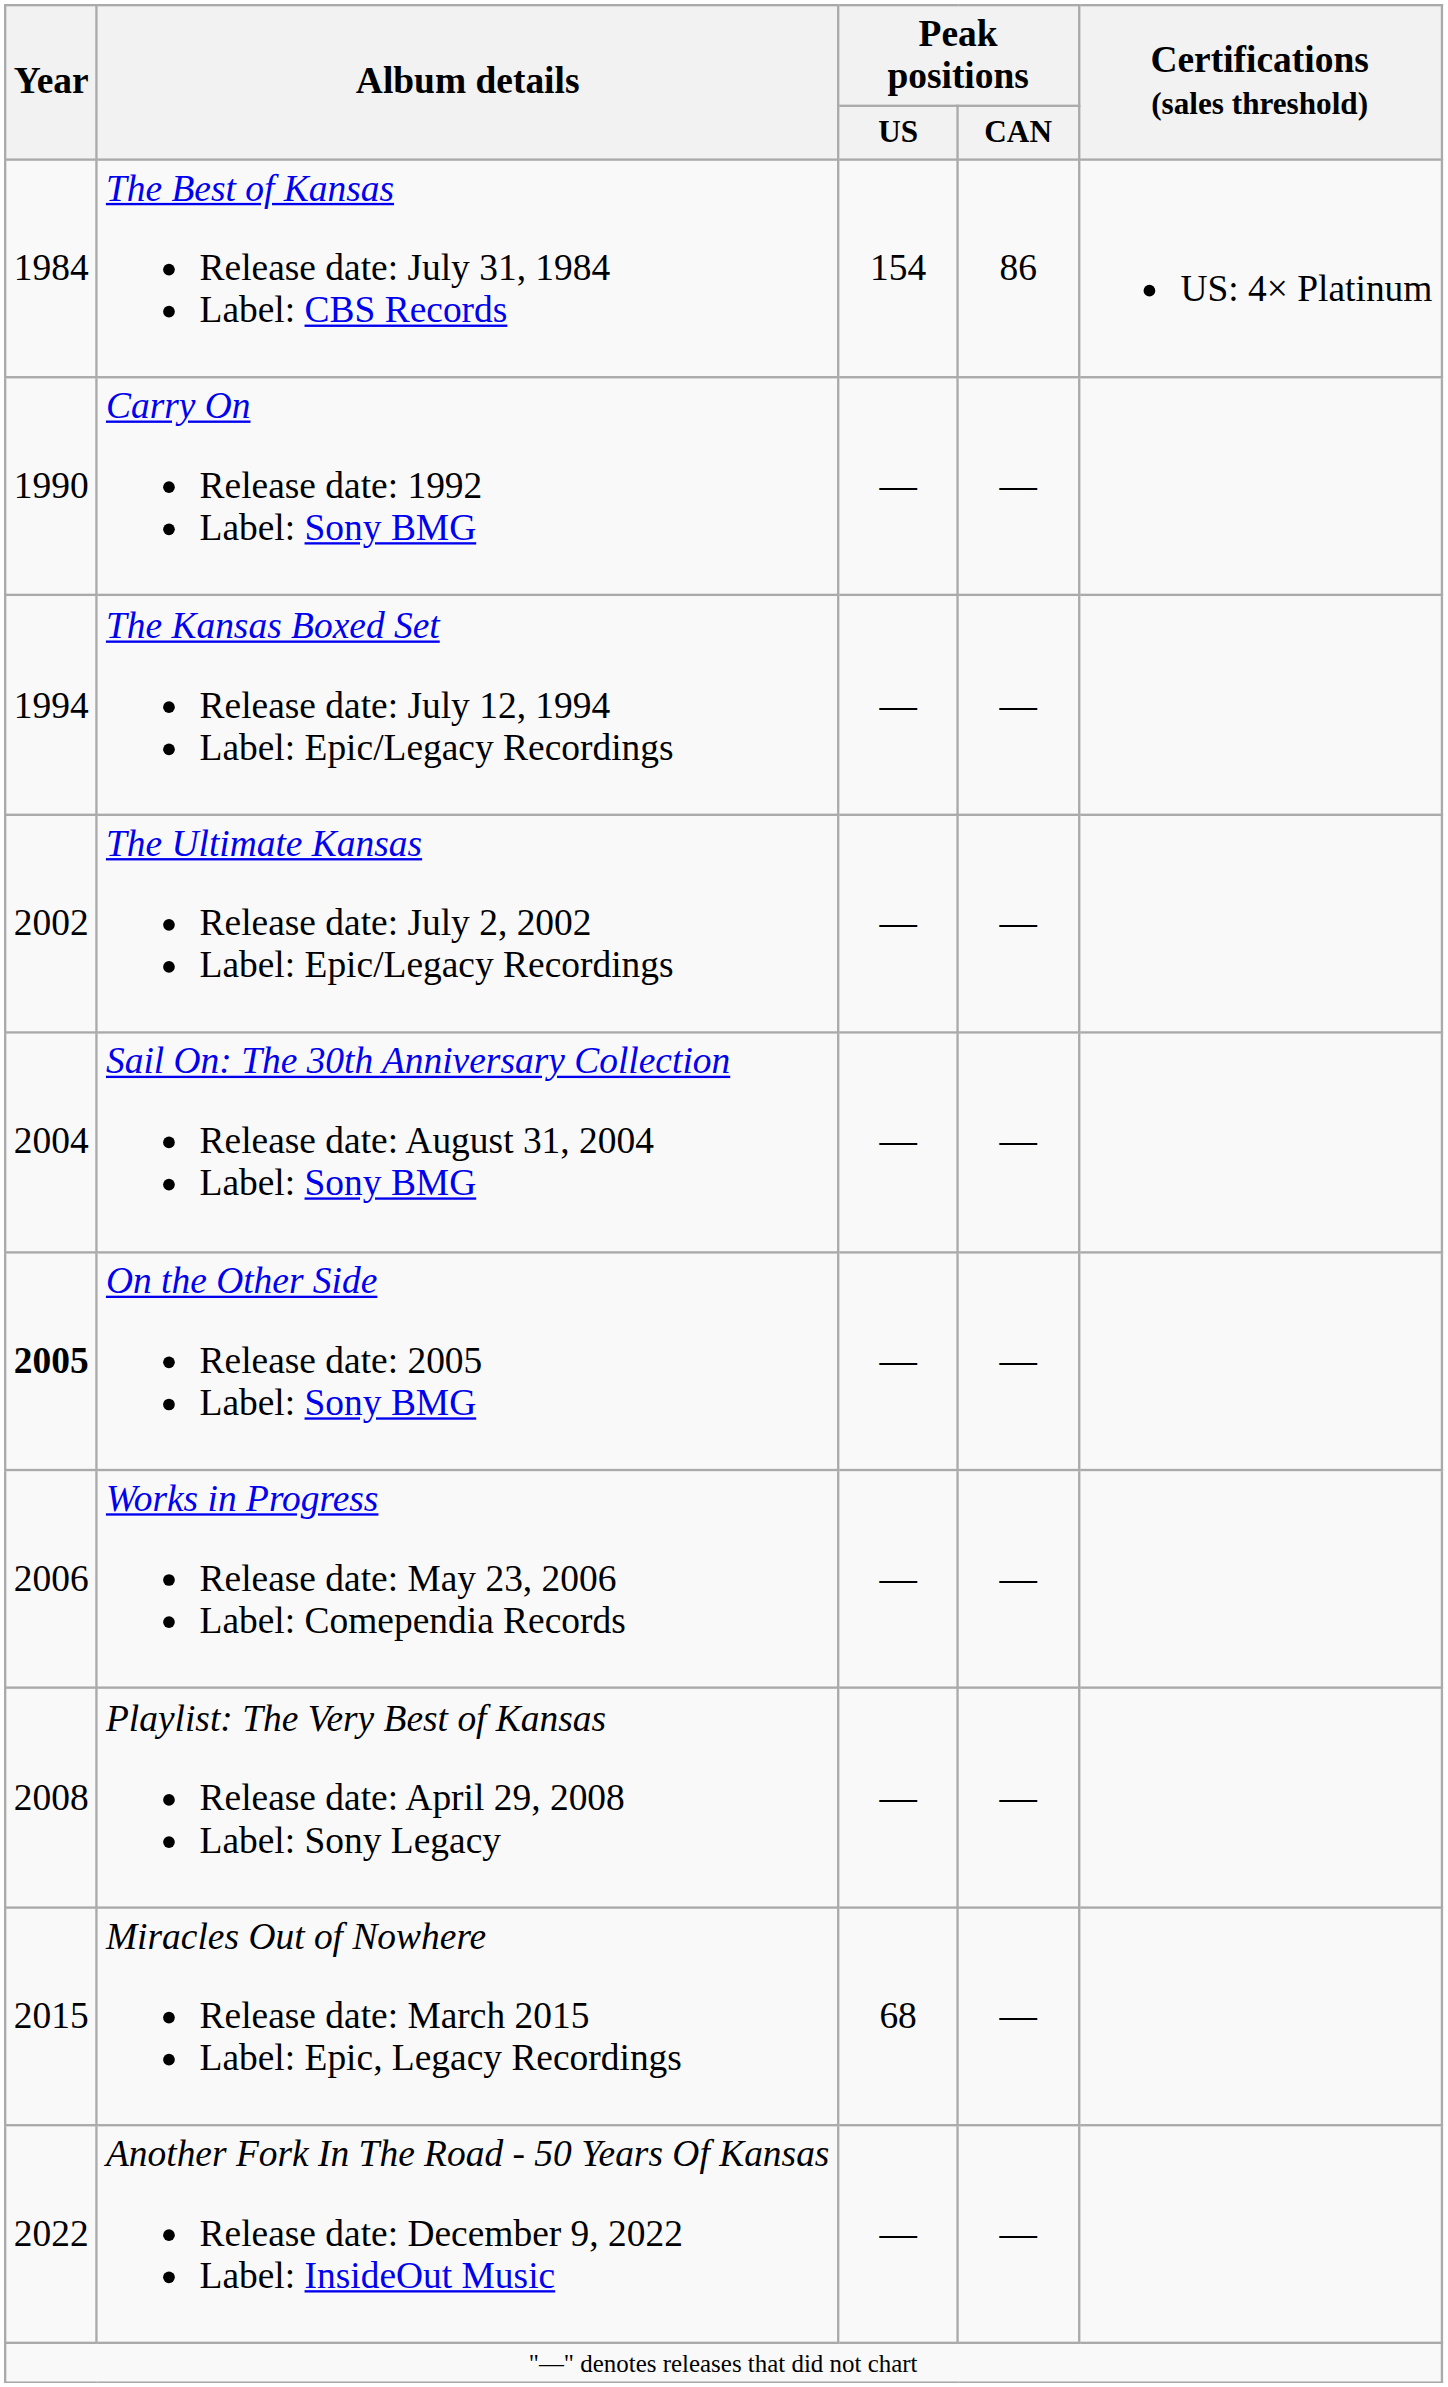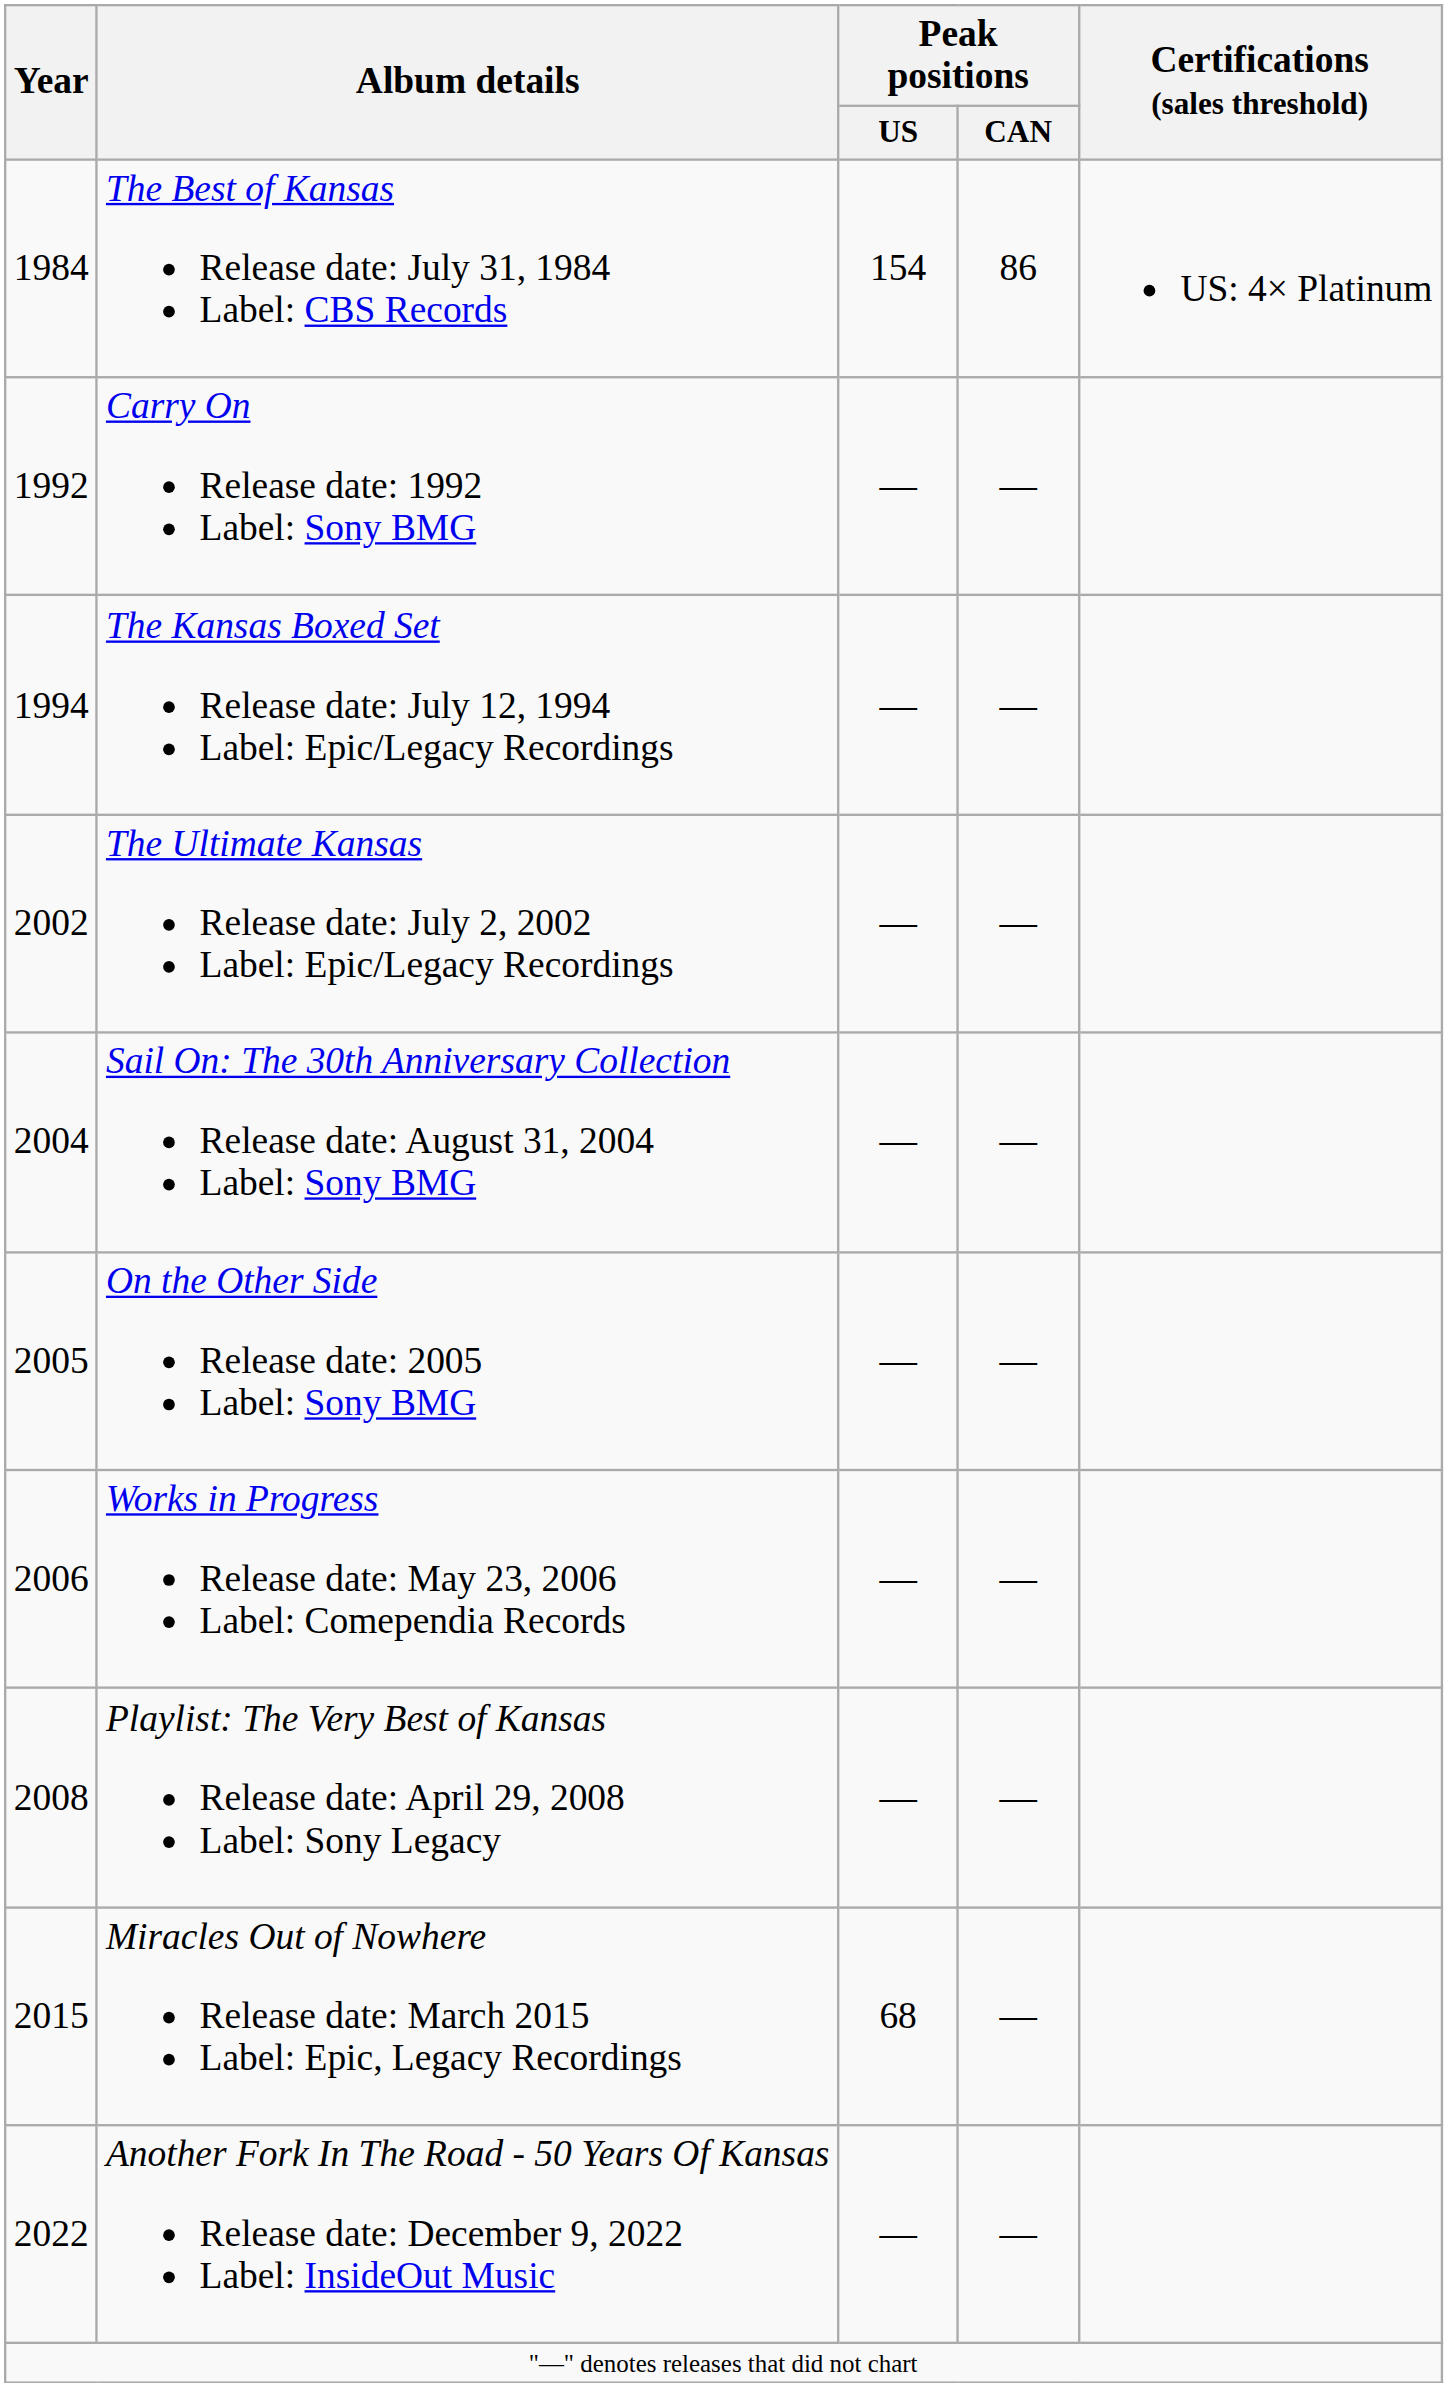(51, 485) 1990 -> (51, 485) 1992
(51, 1359) bold -> (51, 1359) normal
